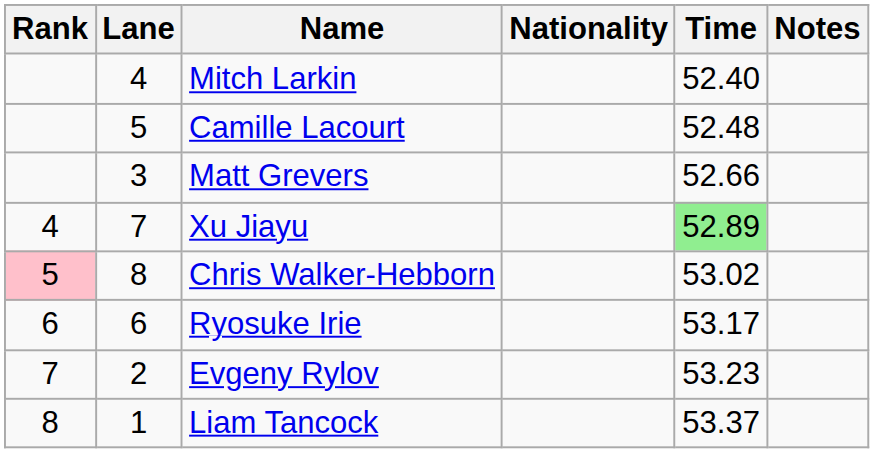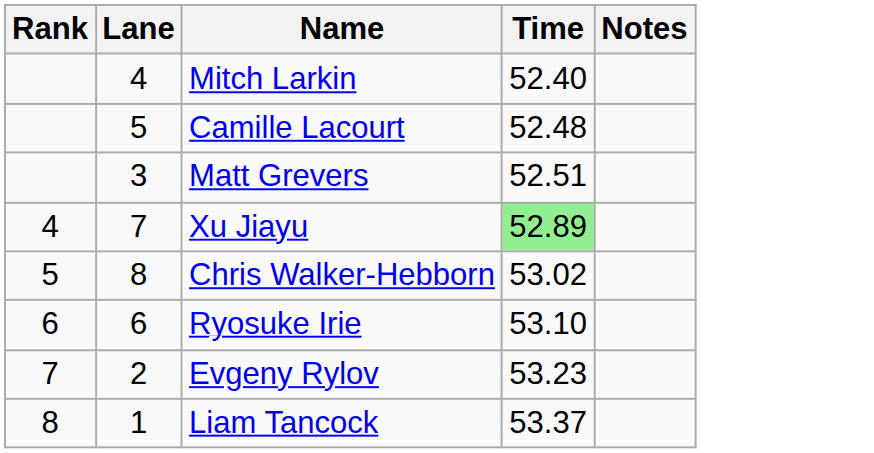- column: (589, 29)
(721, 176) 52.66 -> (548, 176) 52.51
(50, 275) pink background -> (50, 275) no background
(721, 324) 53.17 -> (548, 324) 53.10
